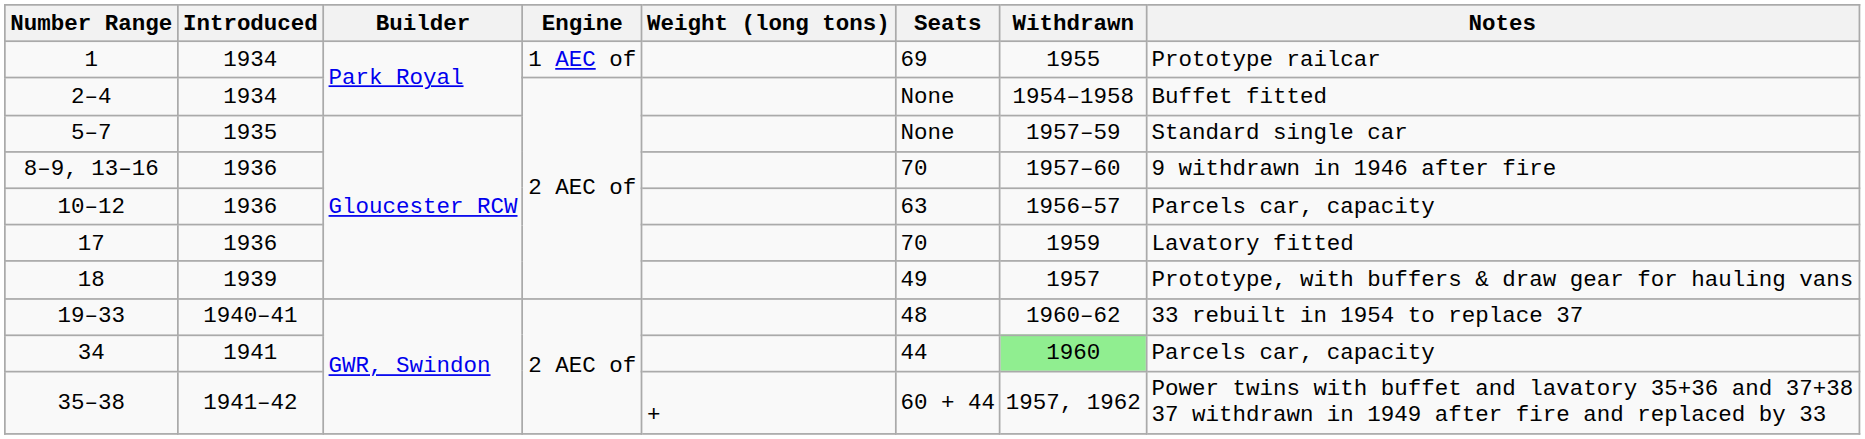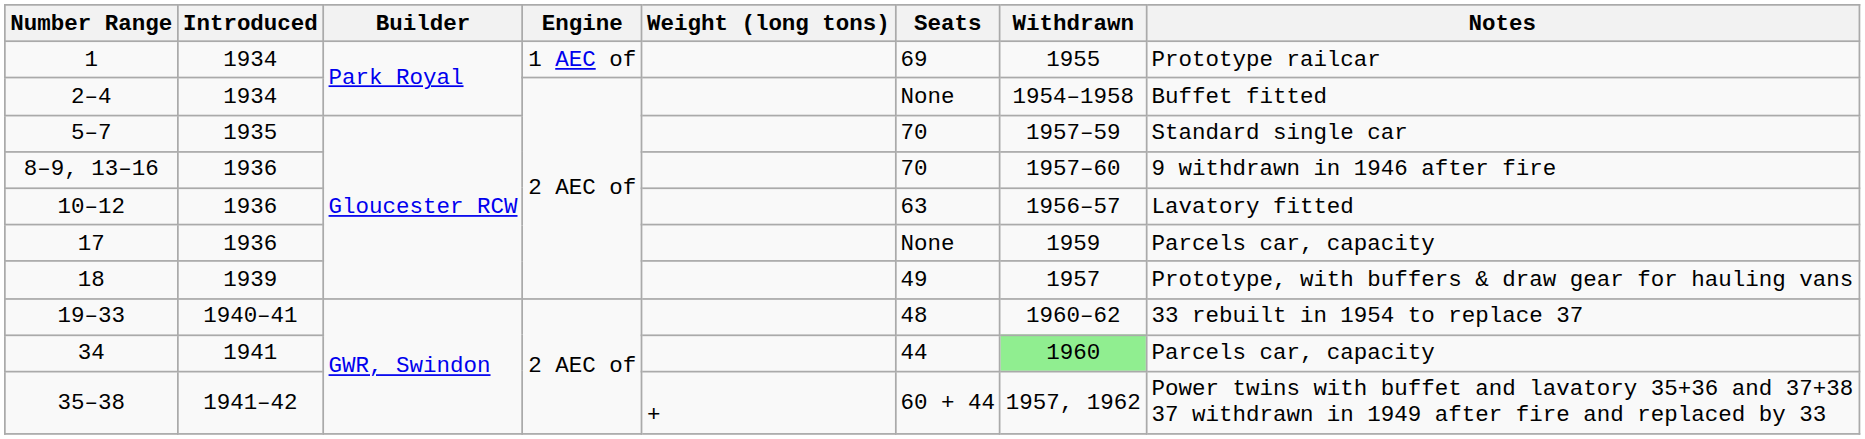(928, 133) None -> (914, 133) 70
(1293, 206) Parcels car, capacity -> (1253, 206) Lavatory fitted
(914, 243) 70 -> (928, 243) None
(1253, 243) Lavatory fitted -> (1293, 243) Parcels car, capacity
